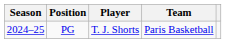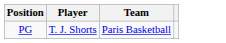- column: (26, 13)
